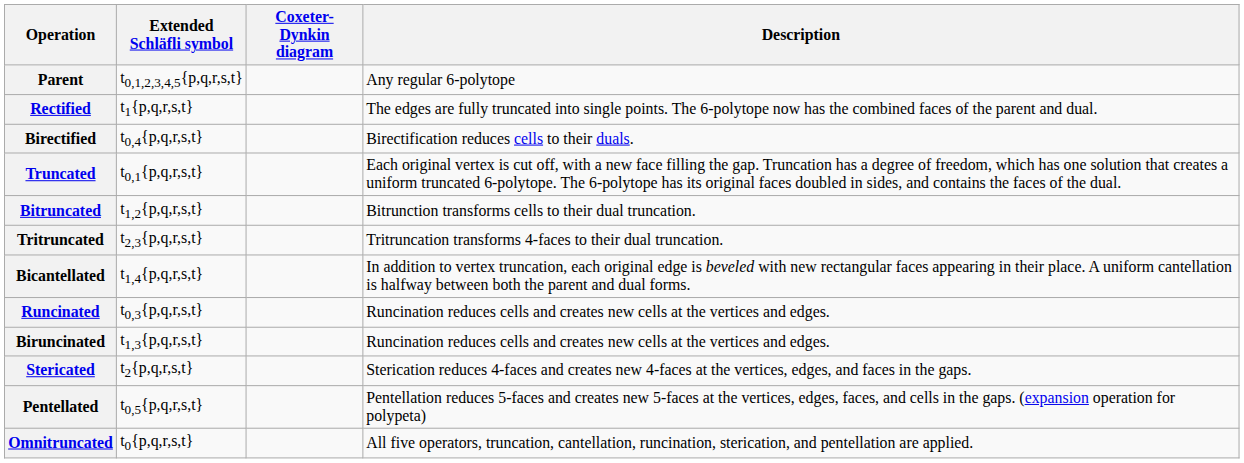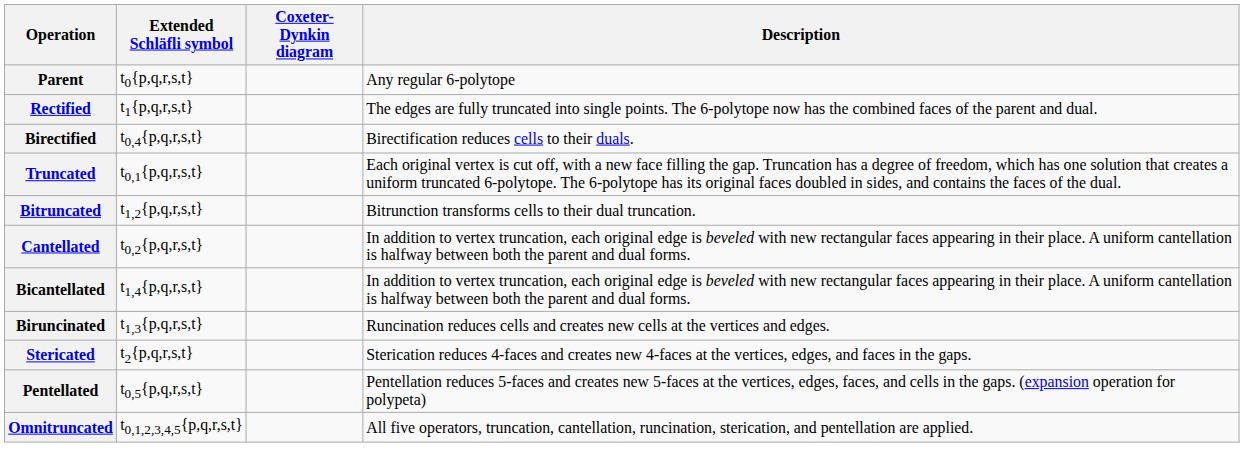(181, 79) t0,1,2,3,4,5{p,q,r,s,t} -> (157, 79) t0{p,q,r,s,t}
- row: (61, 239)
+ row: (60, 246)
- row: (61, 312)
(157, 442) t0{p,q,r,s,t} -> (181, 427) t0,1,2,3,4,5{p,q,r,s,t}
